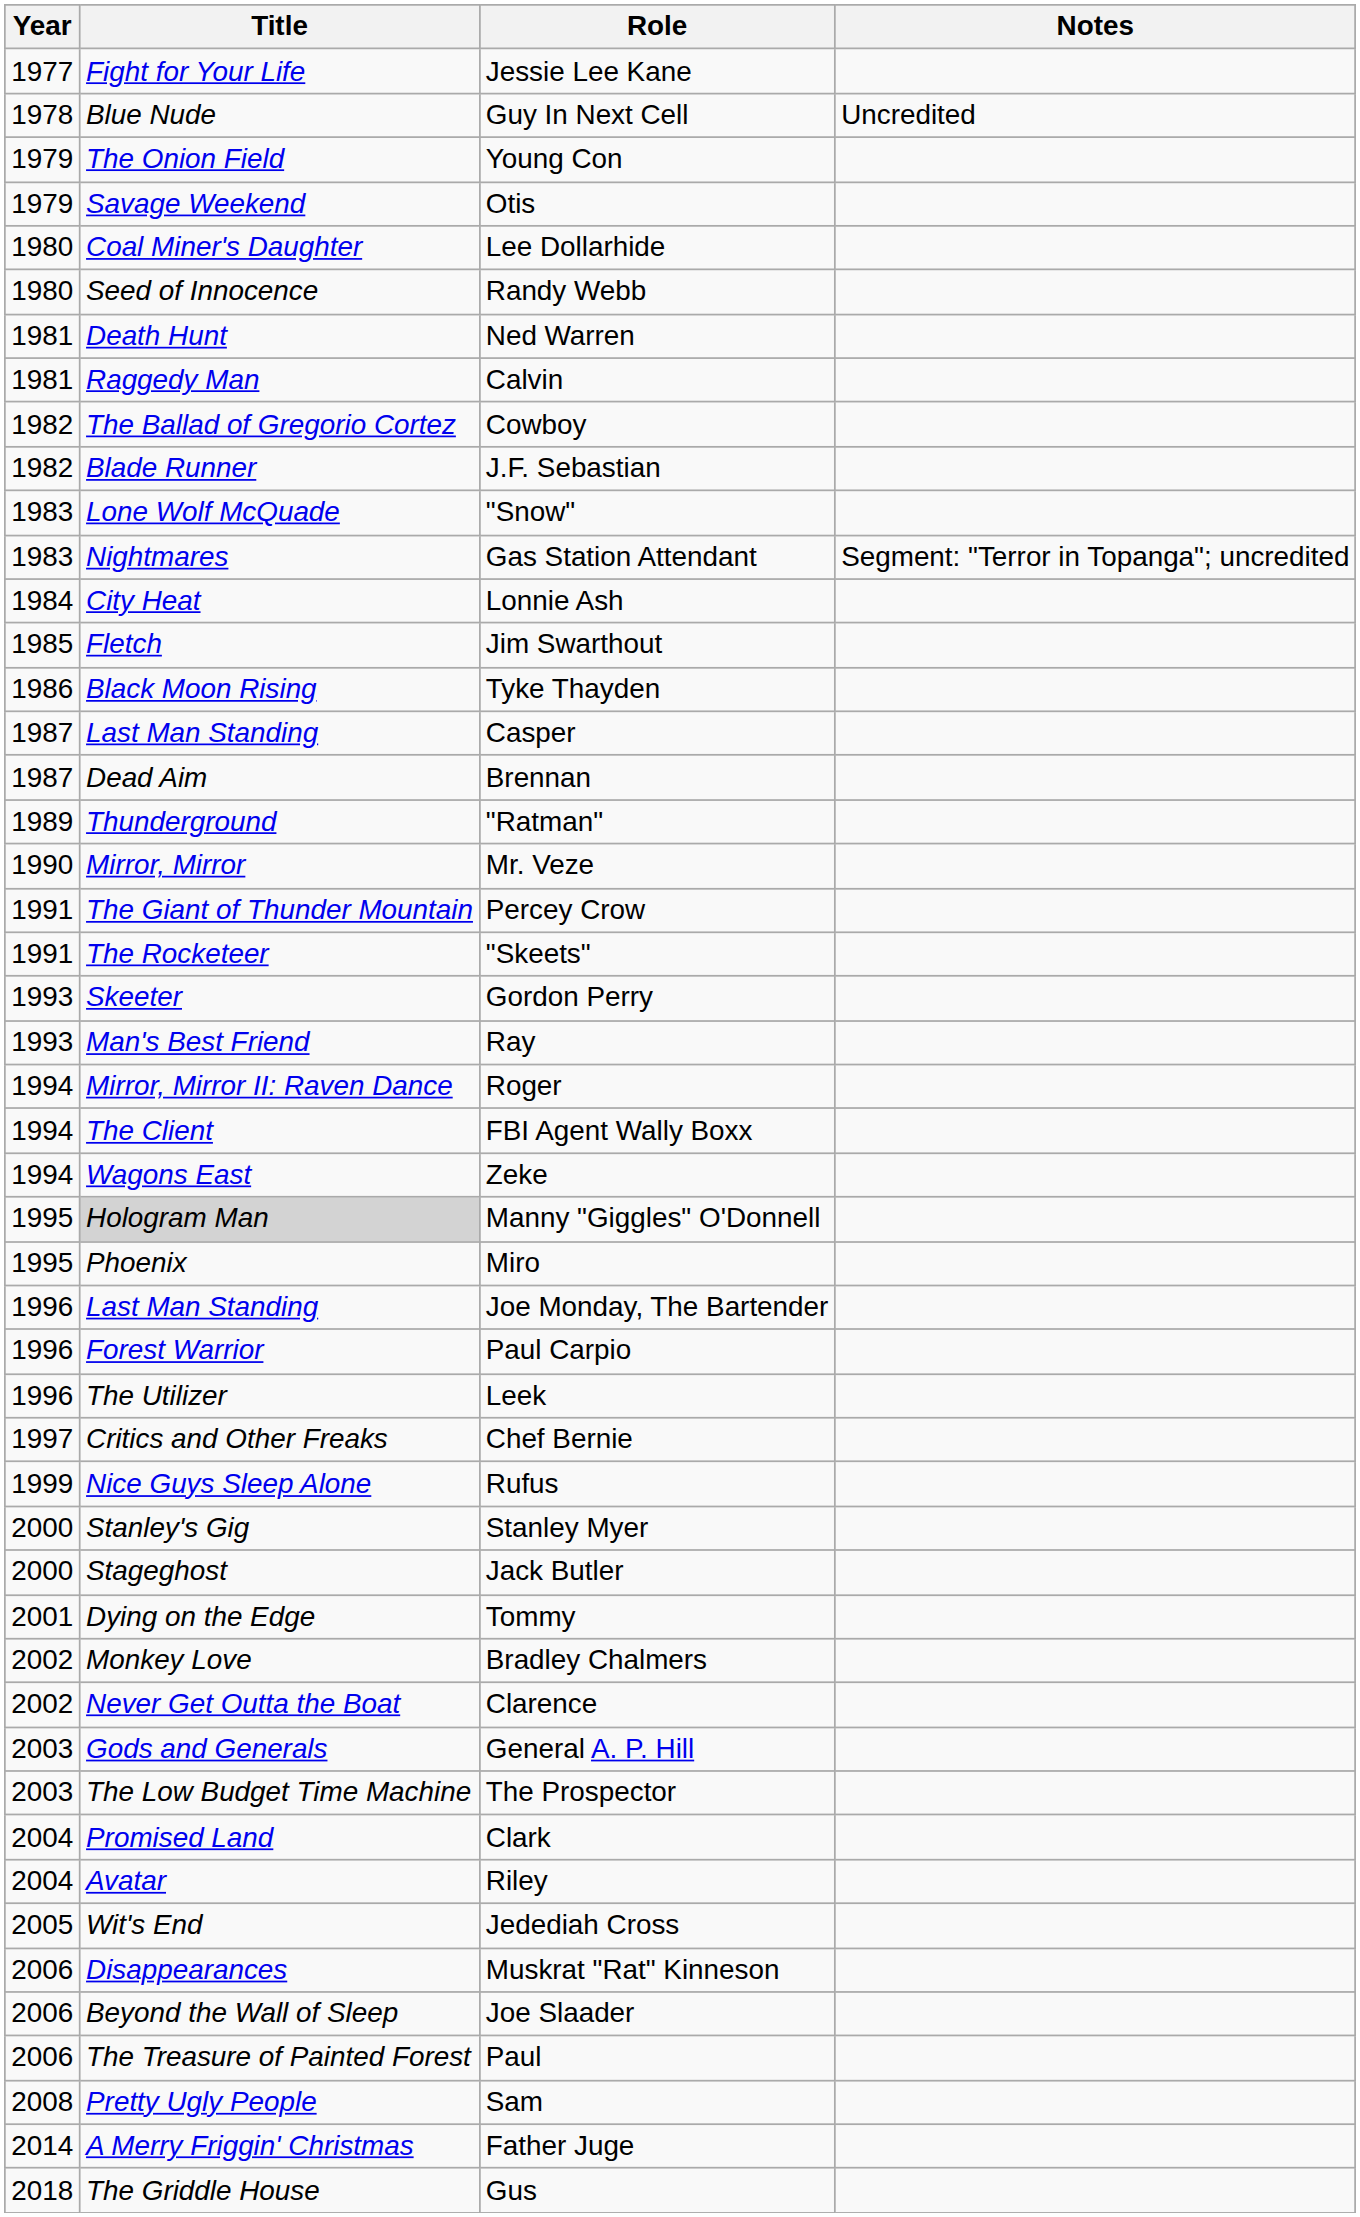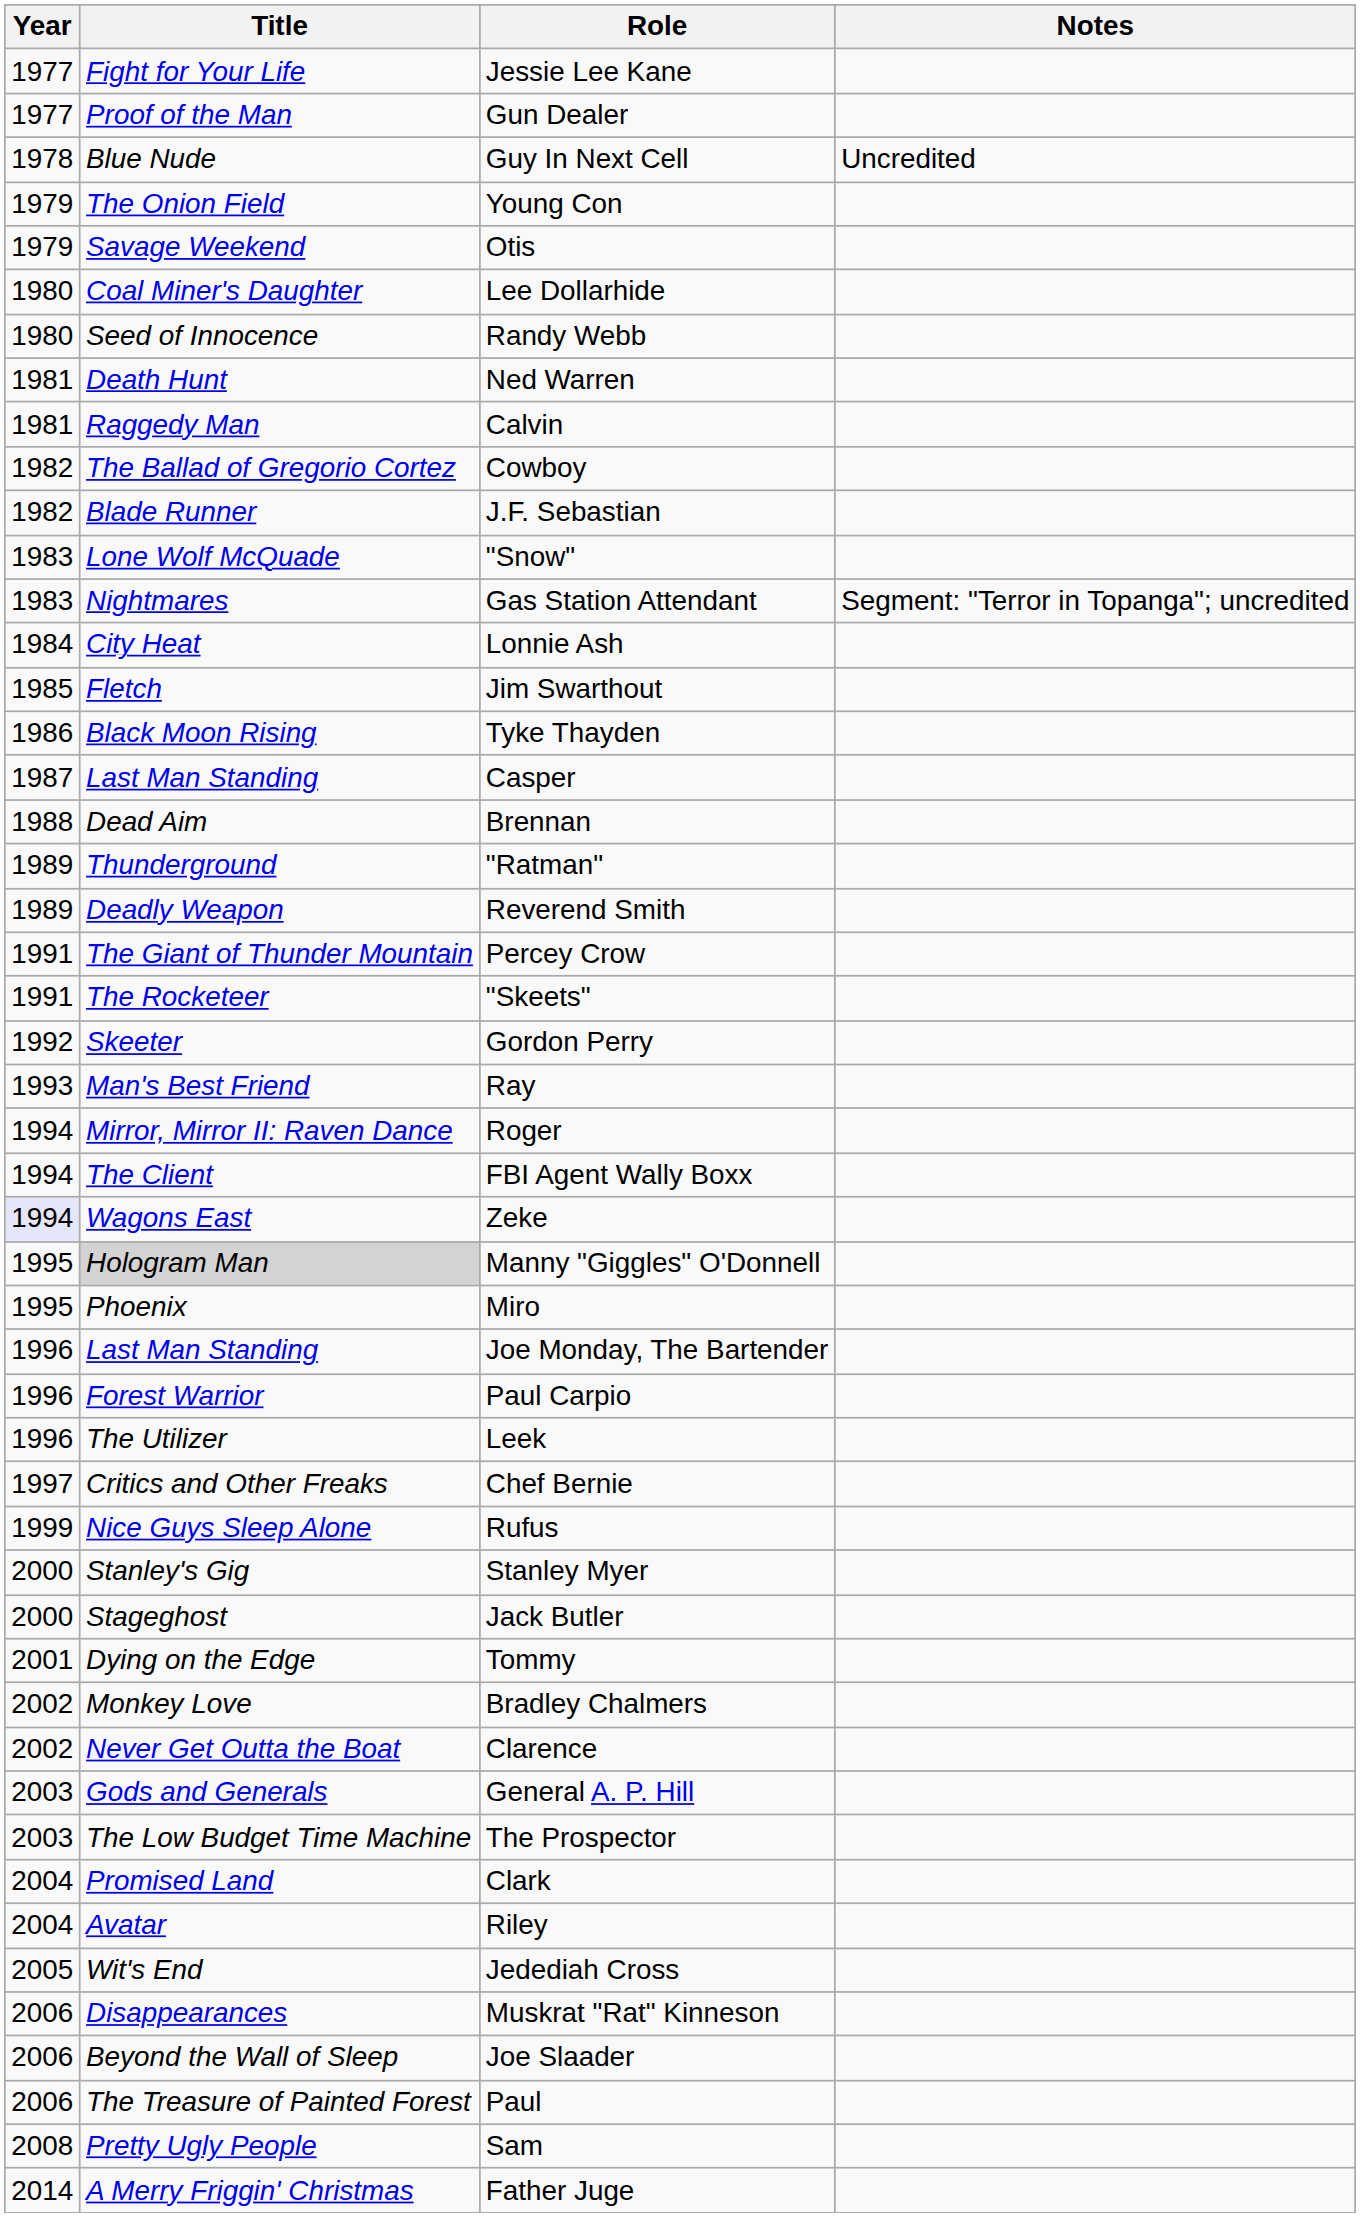+ row: (557, 114)
(42, 777) 1987 -> (42, 821) 1988
+ row: (586, 909)
- row: (540, 865)
(42, 997) 1993 -> (42, 1042) 1992
(42, 1174) no background -> (42, 1218) lavender background
- row: (511, 2190)
